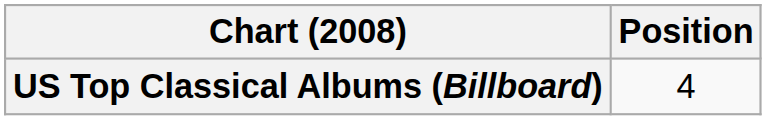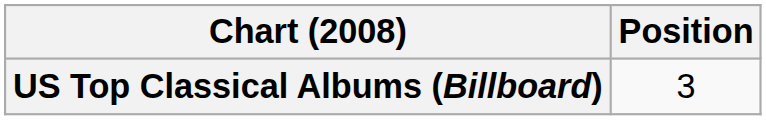(686, 85) 4 -> (686, 85) 3
